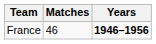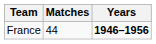(52, 30) 46 -> (52, 30) 44
